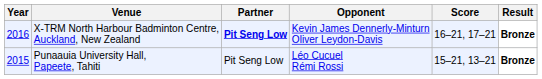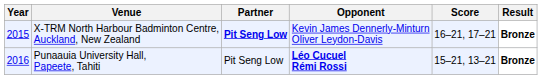(18, 34) 2016 -> (18, 34) 2015
(18, 61) 2015 -> (18, 61) 2016
(318, 61) normal -> (319, 61) bold
